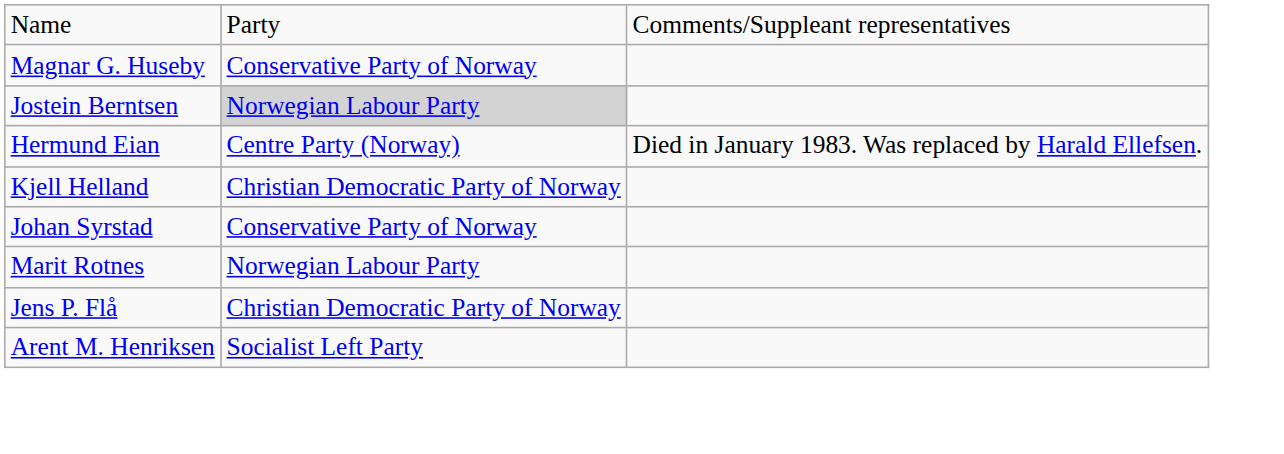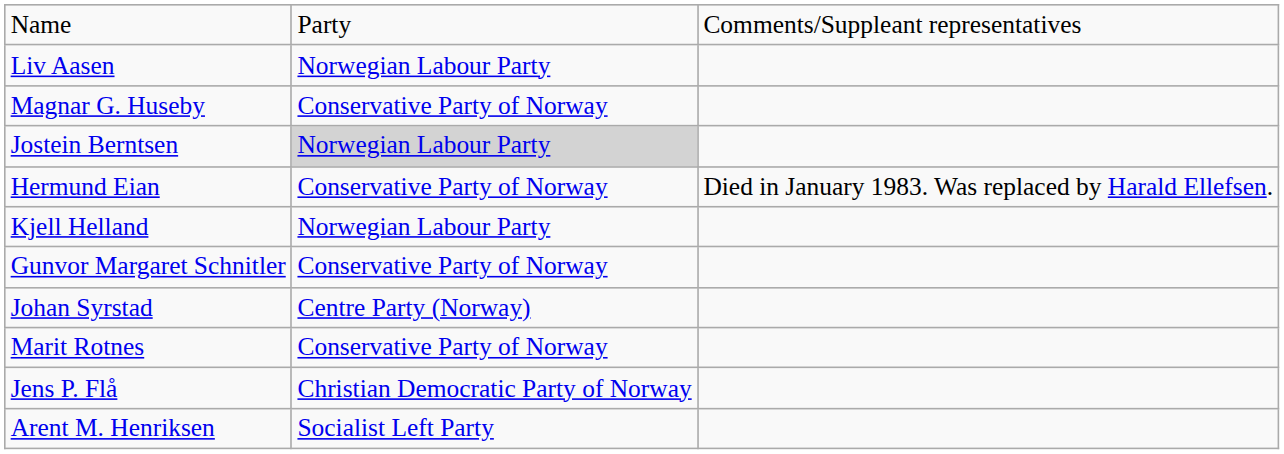+ row: (63, 65)
(343, 145) Centre Party (Norway) -> (453, 186) Conservative Party of Norway
(424, 186) Christian Democratic Party of Norway -> (424, 226) Norwegian Labour Party
+ row: (148, 266)
(382, 226) Conservative Party of Norway -> (414, 307) Centre Party (Norway)
(353, 266) Norwegian Labour Party -> (453, 347) Conservative Party of Norway
